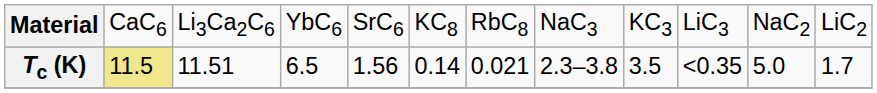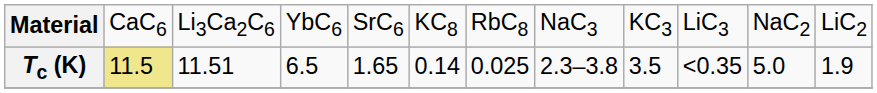(375, 67) 1.56 -> (375, 67) 1.65
(500, 67) 0.021 -> (500, 67) 0.025
(837, 67) 1.7 -> (837, 67) 1.9
